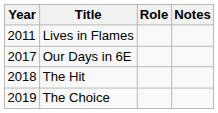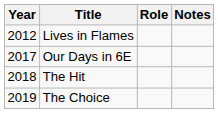(22, 35) 2011 -> (22, 35) 2012
